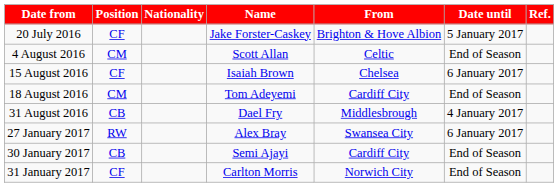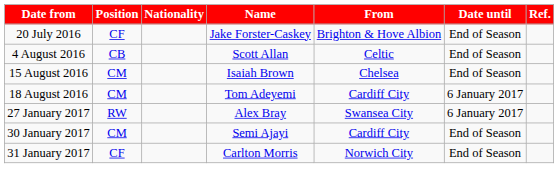(485, 34) 5 January 2017 -> (485, 34) End of Season
(117, 53) CM -> (117, 53) CB
(117, 73) CF -> (117, 73) CM
(485, 73) 6 January 2017 -> (485, 73) End of Season
(485, 93) End of Season -> (485, 93) 6 January 2017
- row: (49, 113)
(117, 152) CB -> (117, 133) CM
